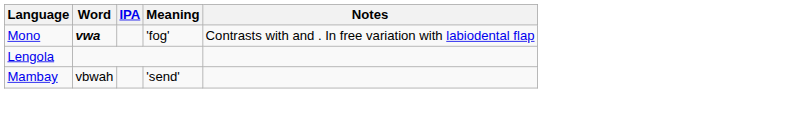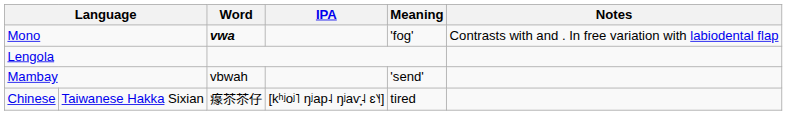+ row: (32, 98)
